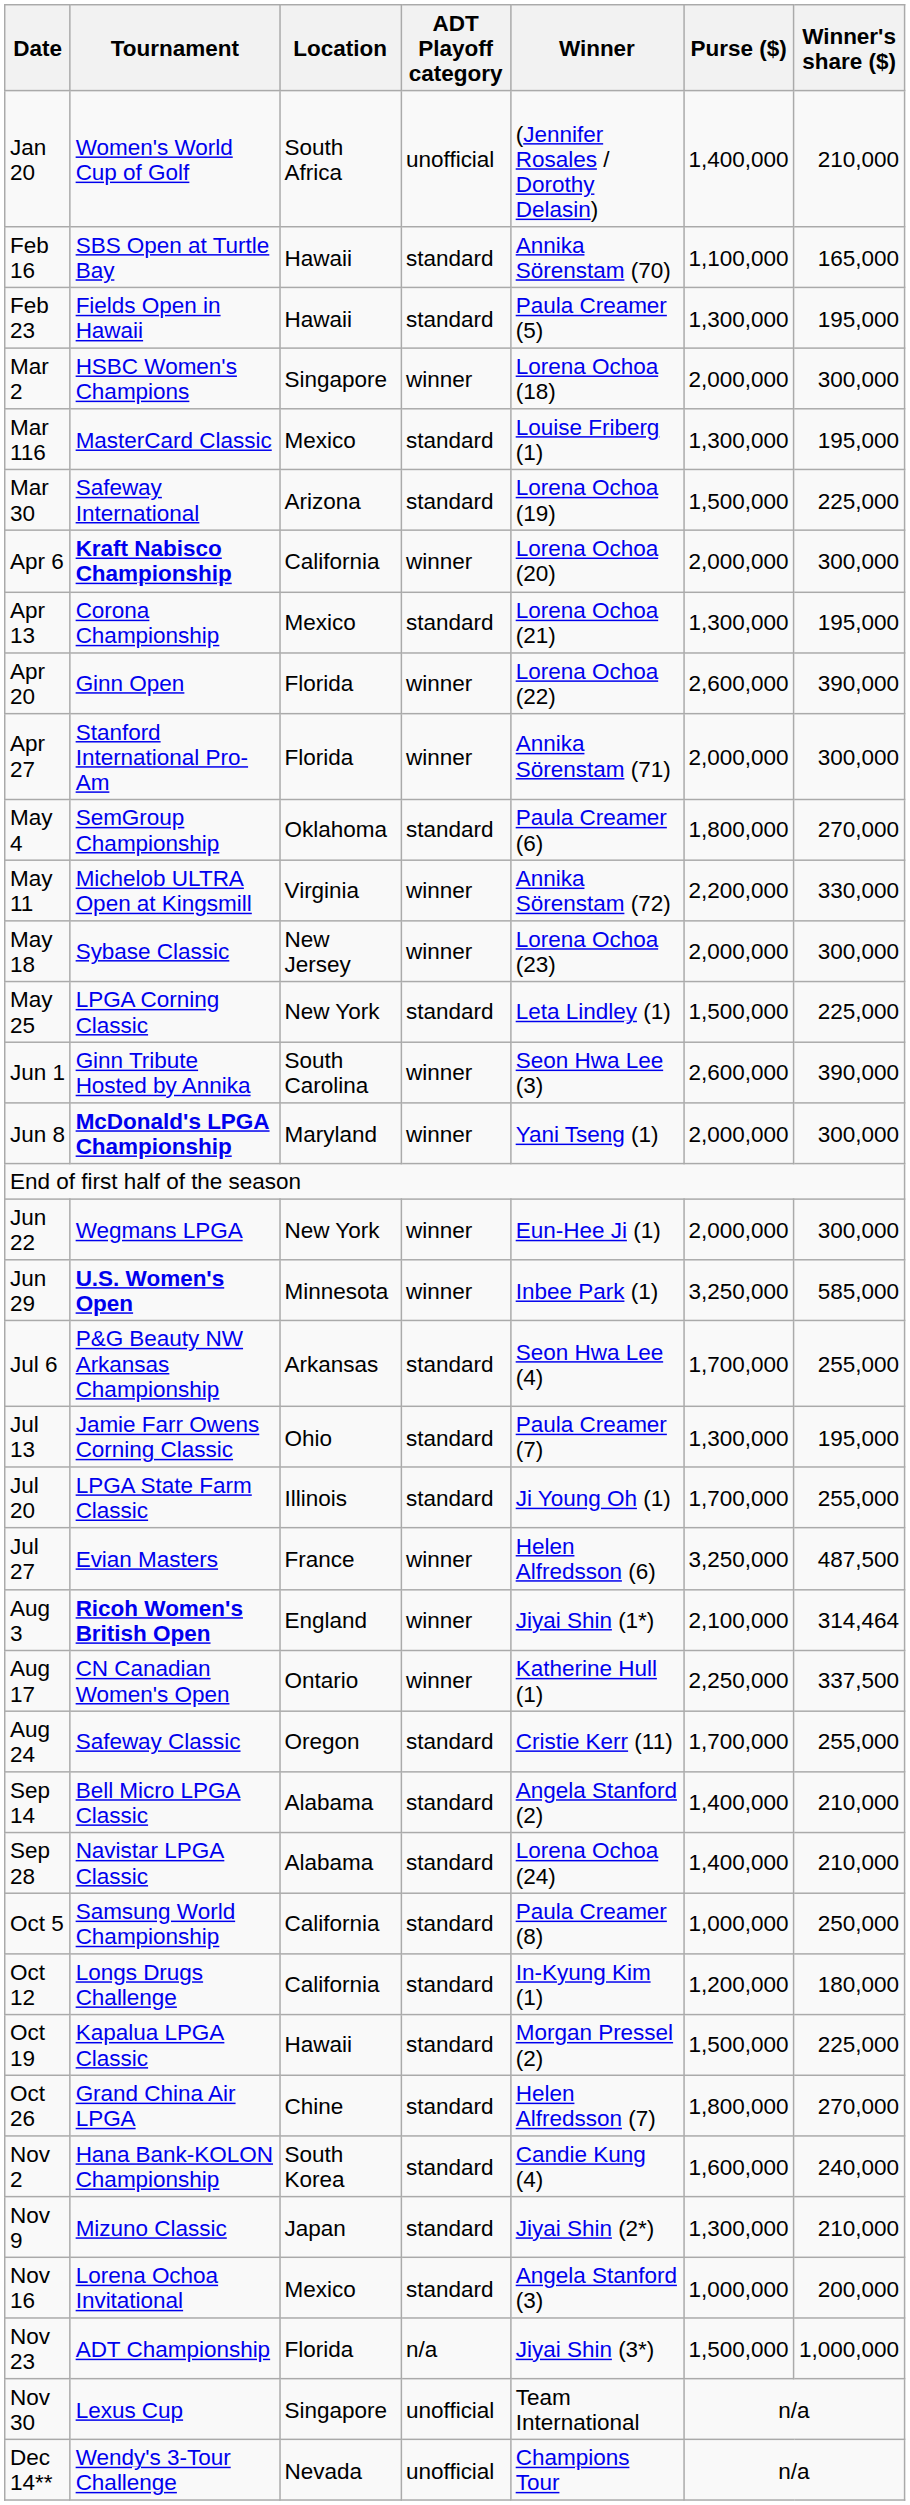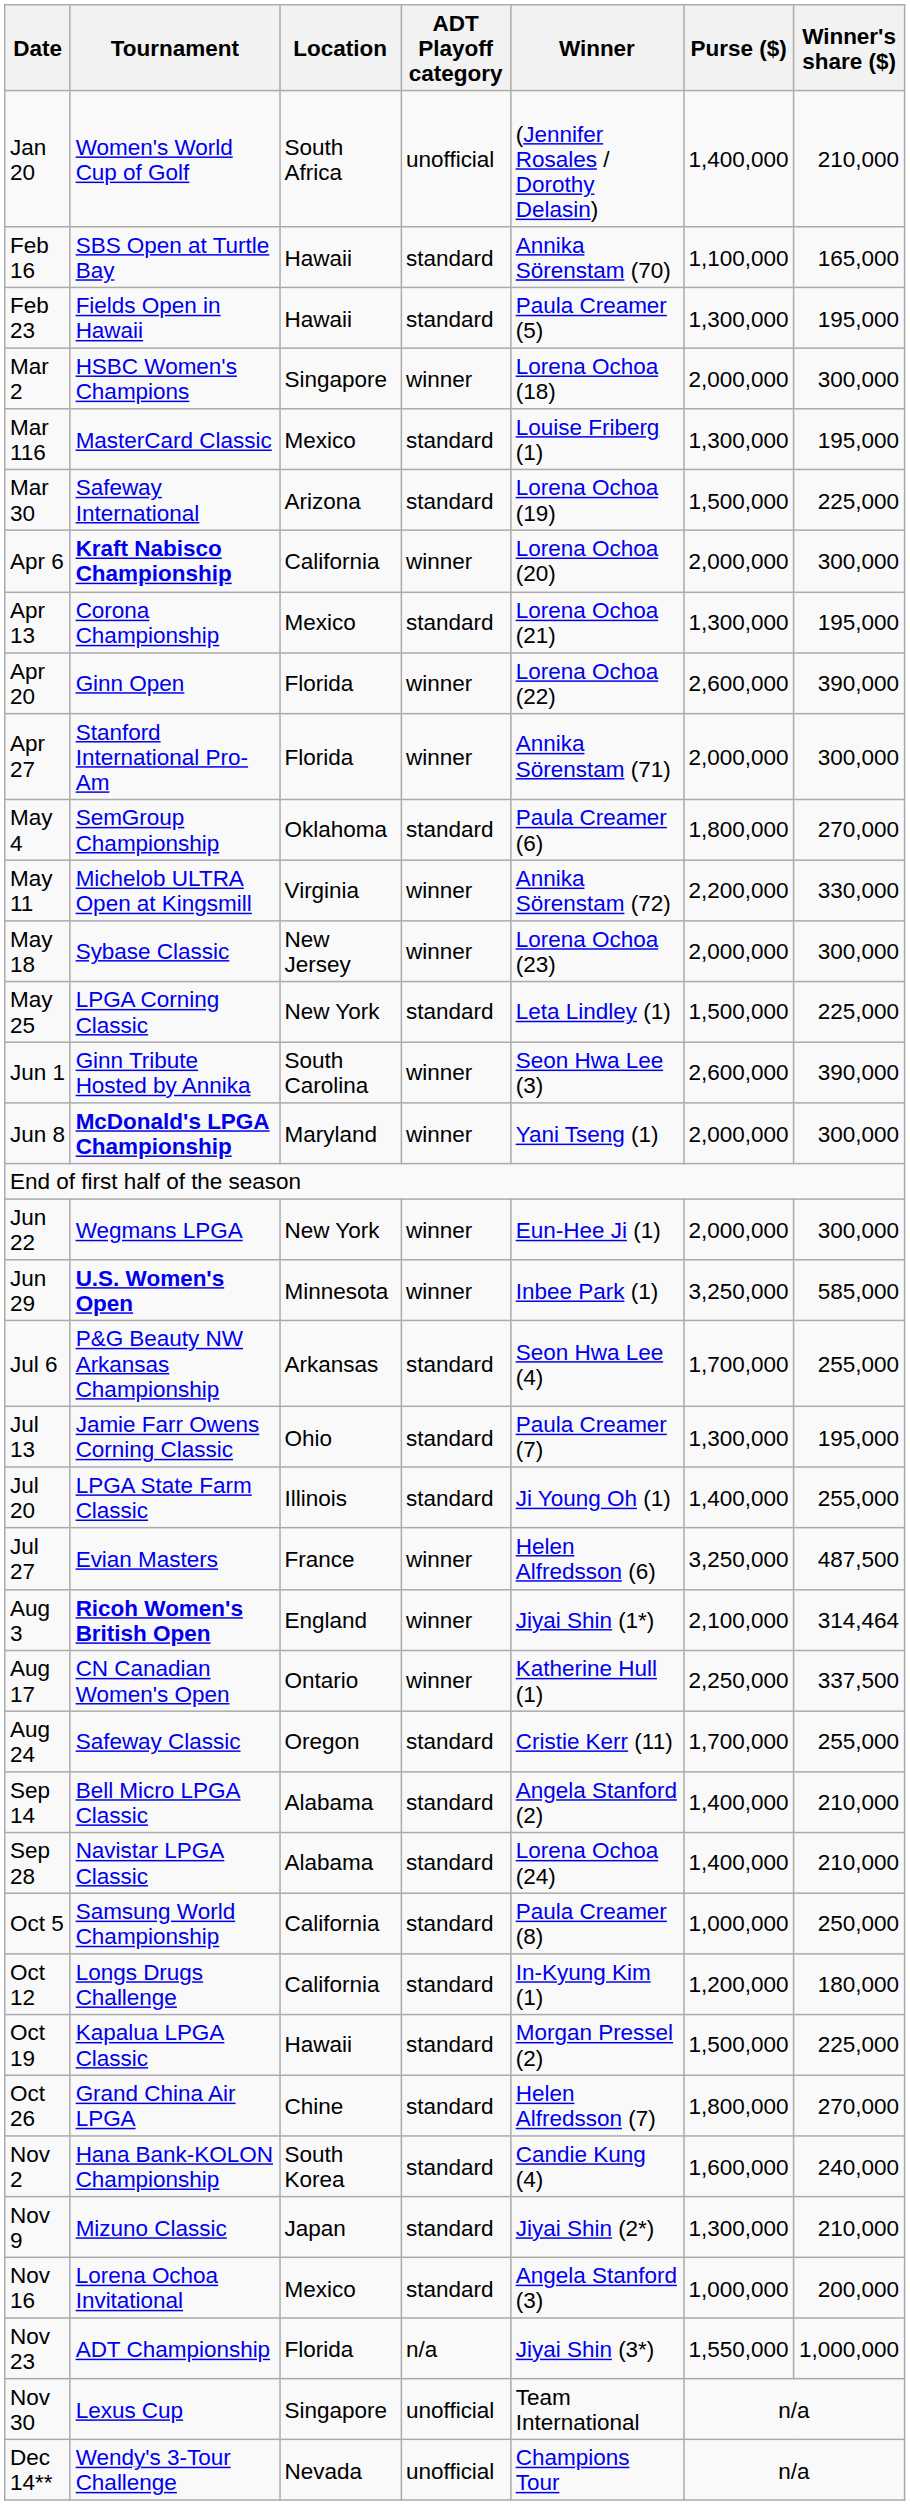(739, 1498) 1,700,000 -> (739, 1498) 1,400,000
(739, 2349) 1,500,000 -> (739, 2349) 1,550,000
